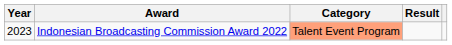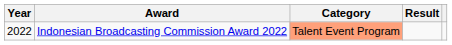(19, 31) 2023 -> (19, 31) 2022
